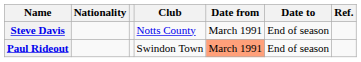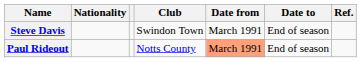(166, 30) Notts County -> (170, 30) Swindon Town
(170, 48) Swindon Town -> (166, 48) Notts County
